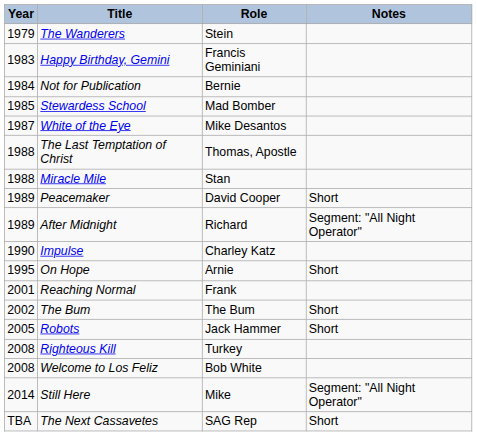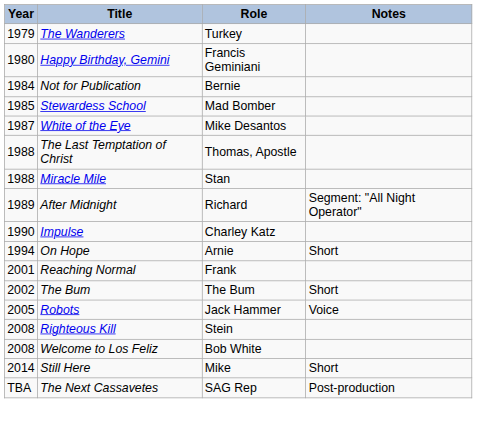(219, 33) Stein -> (223, 33) Turkey
(21, 60) 1983 -> (21, 60) 1980
- row: (75, 198)
(21, 270) 1995 -> (21, 251) 1994
(324, 329) Short -> (324, 309) Voice
(223, 348) Turkey -> (219, 329) Stein
(362, 394) Segment: "All Night Operator" -> (323, 368) Short
(324, 421) Short -> (352, 388) Post-production
